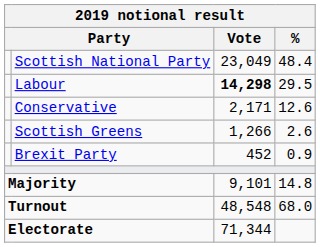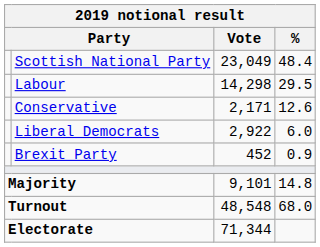(246, 85) bold -> (246, 85) normal
+ row: (87, 132)
- row: (78, 132)
